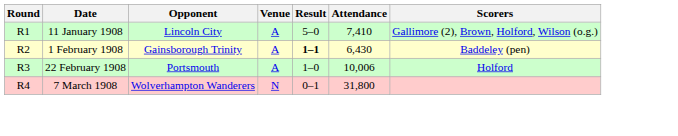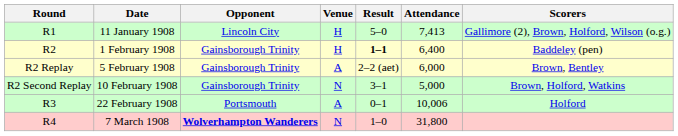(275, 31) A -> (338, 31) H
(359, 31) 7,410 -> (432, 31) 7,413
(275, 49) A -> (338, 49) H
(359, 49) 6,430 -> (432, 49) 6,400
+ row: (137, 67)
+ row: (137, 85)
(311, 67) 1–0 -> (378, 103) 0–1
(193, 85) normal -> (250, 121) bold
(311, 85) 0–1 -> (378, 121) 1–0
